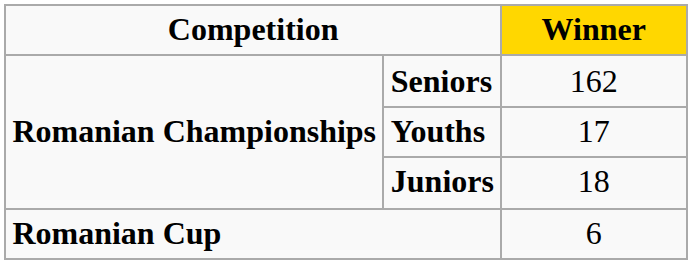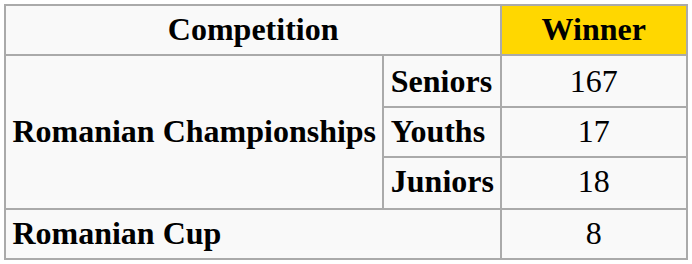(594, 80) 162 -> (594, 80) 167
(594, 232) 6 -> (594, 232) 8
